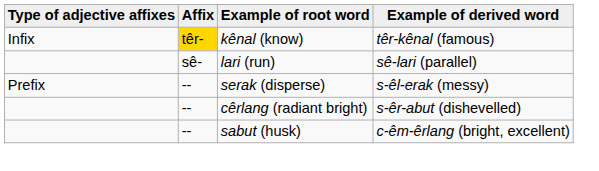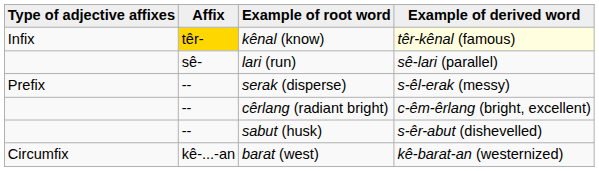(435, 39) no background -> (456, 39) lightyellow background
(449, 108) s-êr-abut (dishevelled) -> (494, 108) c-êm-êrlang (bright, excellent)
(473, 131) c-êm-êrlang (bright, excellent) -> (470, 131) s-êr-abut (dishevelled)
+ row: (280, 154)
